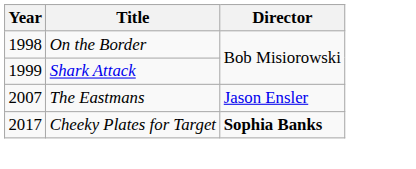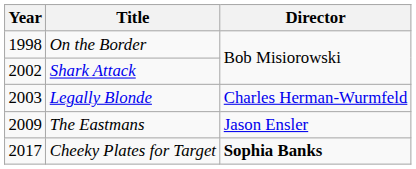(25, 71) 1999 -> (25, 71) 2002
+ row: (101, 97)
(25, 97) 2007 -> (25, 124) 2009
